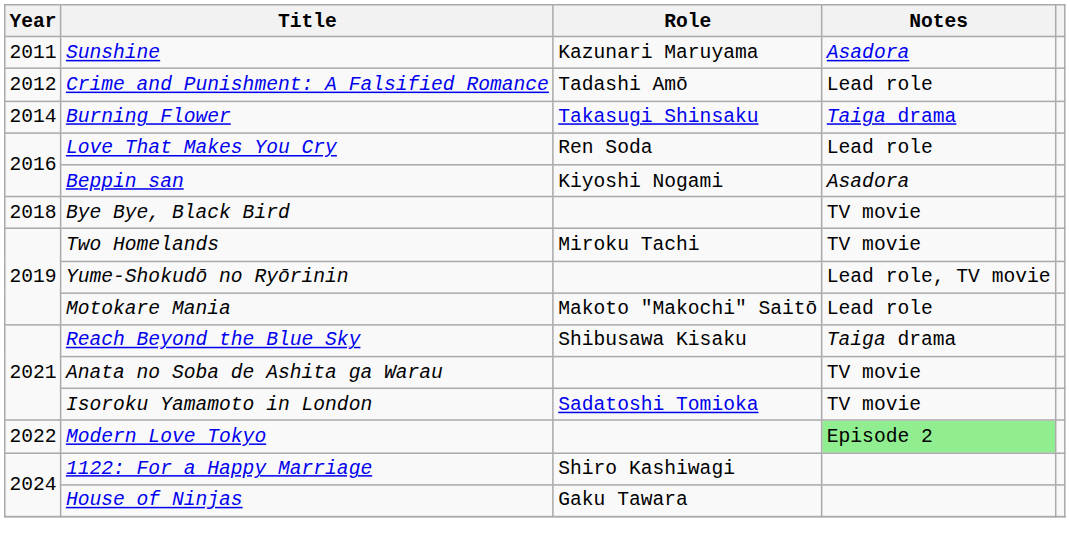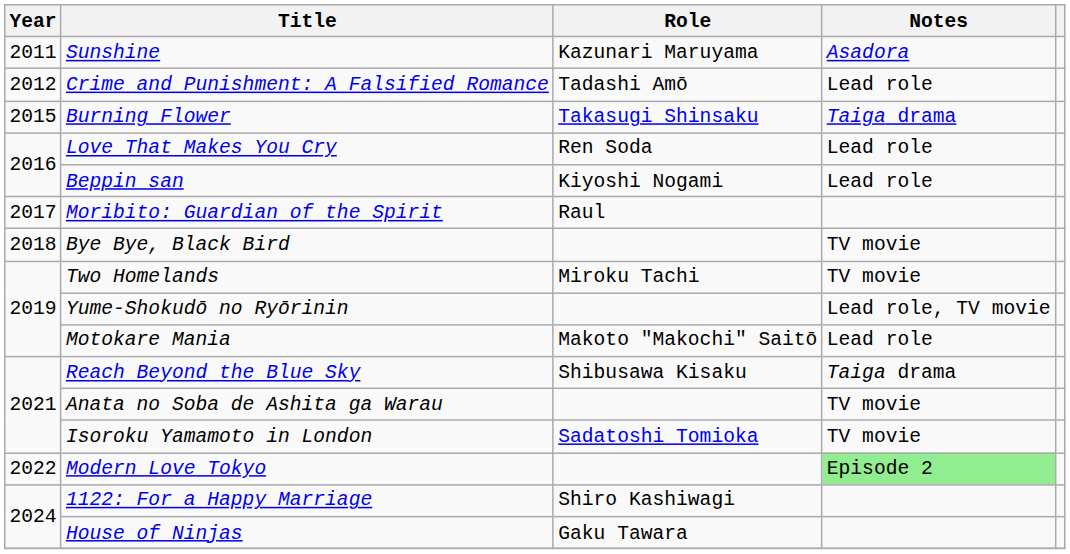(33, 117) 2014 -> (33, 117) 2015
(868, 181) Asadora -> (880, 181) Lead role
+ row: (254, 213)
